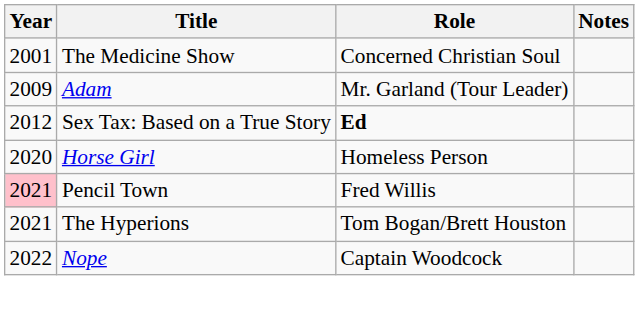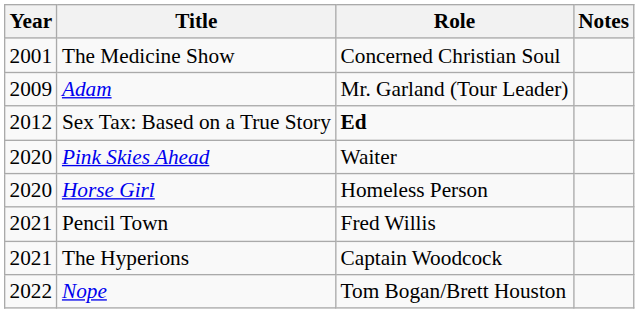+ row: (136, 156)
(31, 190) pink background -> (31, 223) no background
(453, 223) Tom Bogan/Brett Houston -> (421, 257) Captain Woodcock
(421, 257) Captain Woodcock -> (453, 291) Tom Bogan/Brett Houston
